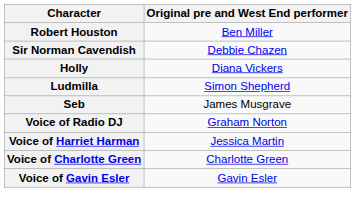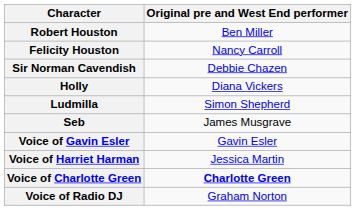+ row: (74, 50)
rows swapped: (74, 123) <-> (74, 178)
(247, 159) normal -> (247, 178) bold
